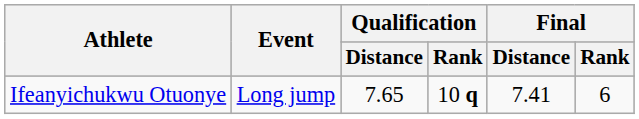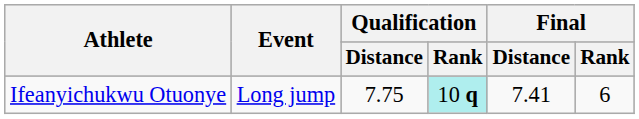(384, 94) 7.65 -> (384, 94) 7.75
(458, 94) no background -> (458, 94) paleturquoise background
